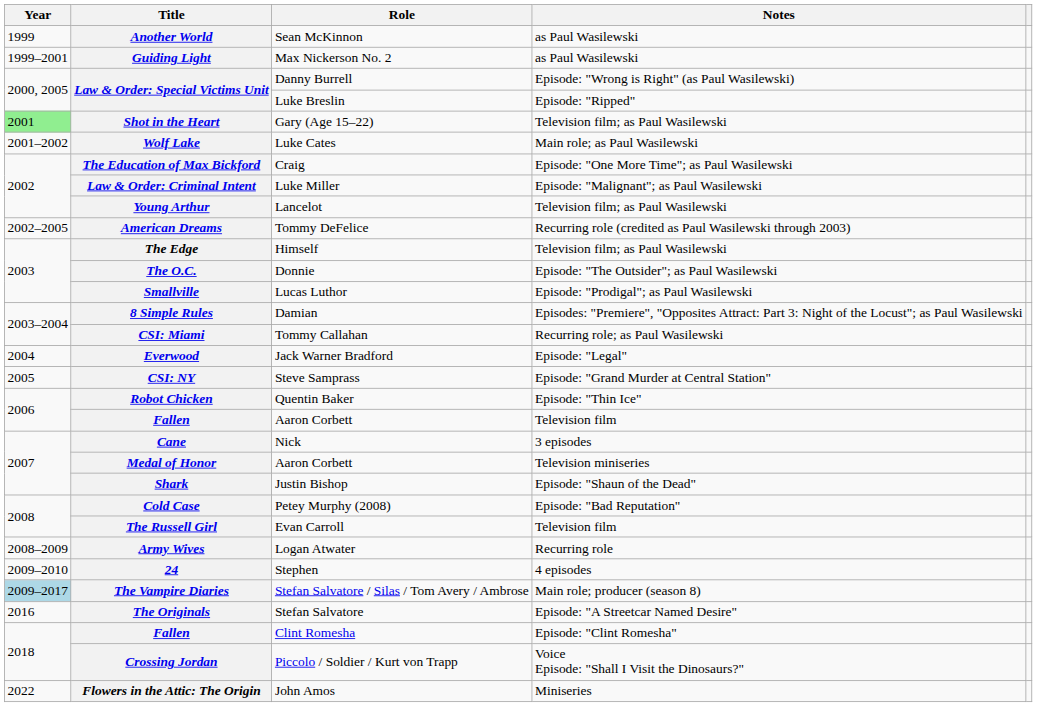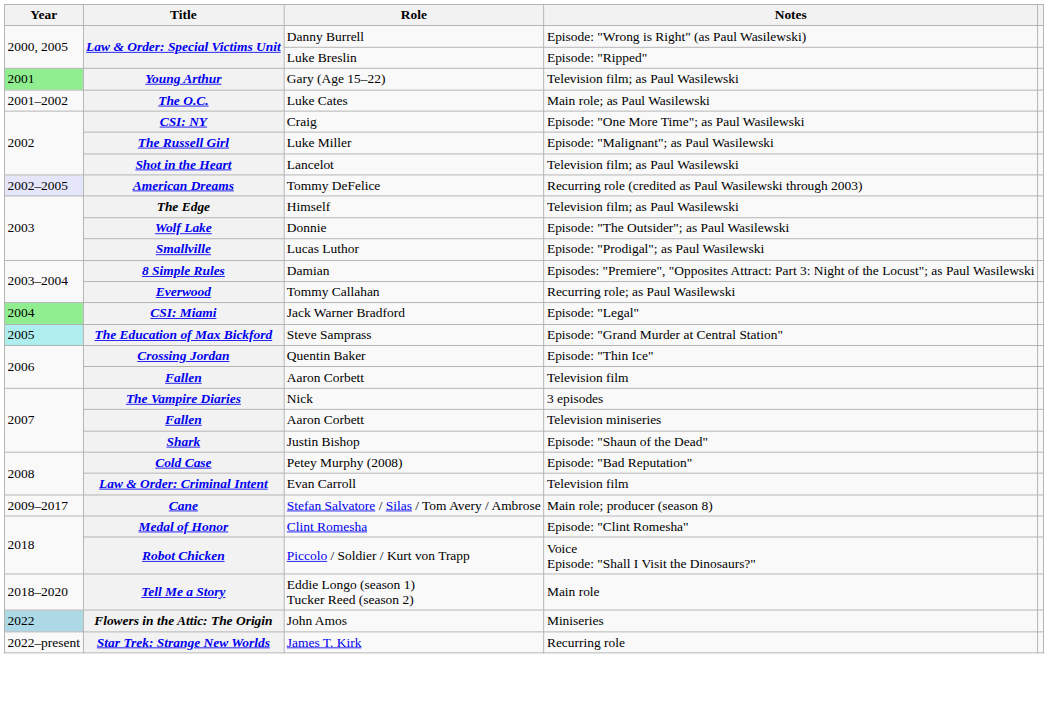- row: (319, 36)
- row: (333, 57)
(171, 121) Shot in the Heart -> (183, 79) Young Arthur
(171, 143) Wolf Lake -> (183, 100) The O.C.
(171, 164) The Education of Max Bickford -> (183, 121) CSI: NY
(171, 185) Law & Order: Criminal Intent -> (183, 143) The Russell Girl
(171, 206) Young Arthur -> (183, 164) Shot in the Heart
(38, 228) no background -> (38, 185) lavender background
(171, 270) The O.C. -> (183, 228) Wolf Lake
(171, 334) CSI: Miami -> (183, 292) Everwood
(21, 356) no background -> (21, 313) lightgreen background
(171, 356) Everwood -> (183, 313) CSI: Miami
(21, 377) no background -> (21, 334) paleturquoise background
(171, 377) CSI: NY -> (183, 334) The Education of Max Bickford
(171, 398) Robot Chicken -> (183, 356) Crossing Jordan
(171, 441) Cane -> (183, 398) The Vampire Diaries
(171, 462) Medal of Honor -> (183, 420) Fallen
(171, 526) The Russell Girl -> (183, 484) Law & Order: Criminal Intent
- row: (315, 548)
- row: (297, 569)
(38, 590) lightblue background -> (38, 505) no background
(171, 590) The Vampire Diaries -> (183, 505) Cane
- row: (319, 611)
(171, 633) Fallen -> (183, 526) Medal of Honor
(171, 662) Crossing Jordan -> (183, 555) Robot Chicken
+ row: (351, 592)
(21, 691) no background -> (21, 620) lightblue background
+ row: (324, 642)
